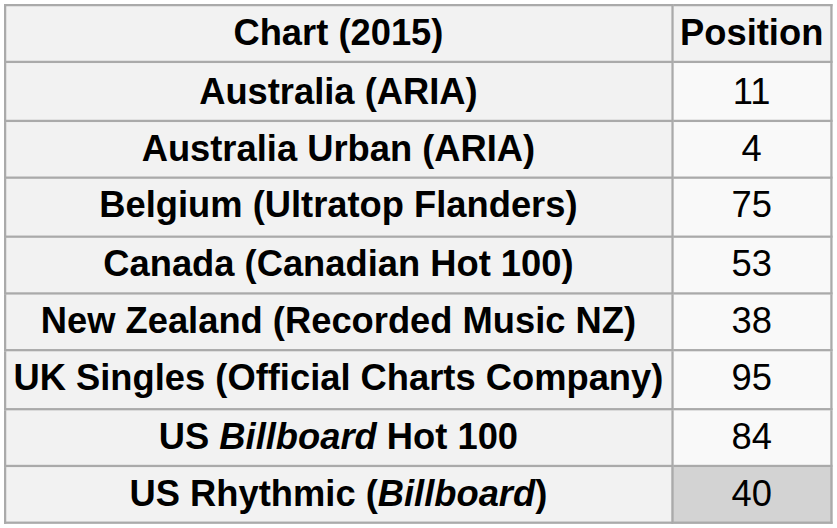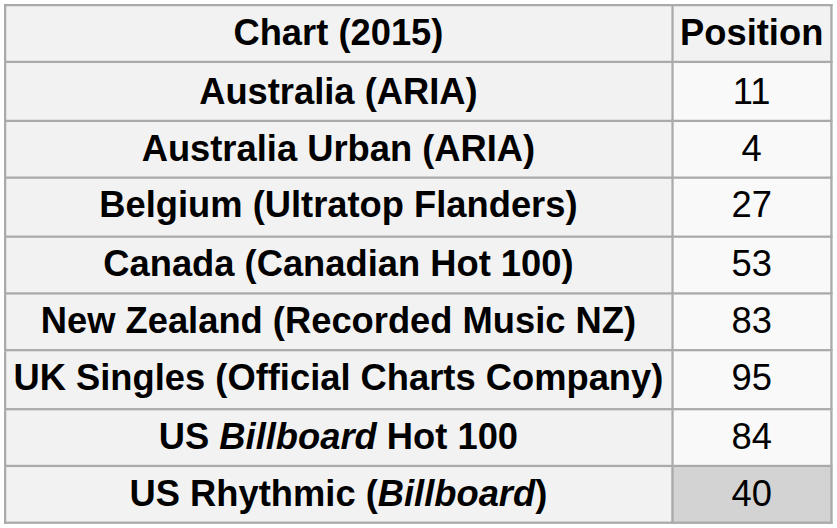(752, 206) 75 -> (752, 206) 27
(752, 321) 38 -> (752, 321) 83
